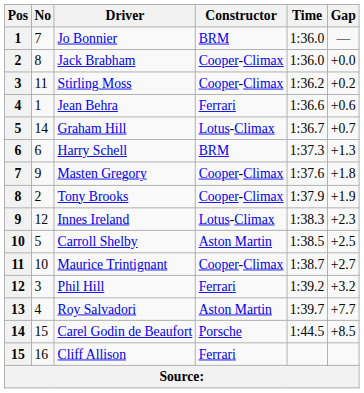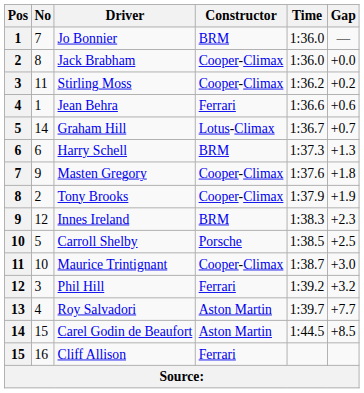(237, 218) Lotus-Climax -> (214, 218) BRM
(235, 241) Aston Martin -> (220, 241) Porsche
(343, 264) +2.7 -> (343, 264) +3.0
(220, 331) Porsche -> (235, 331) Aston Martin
